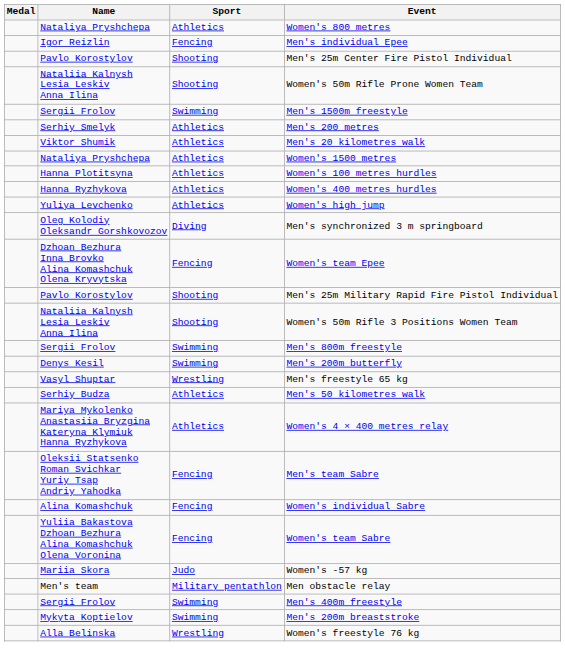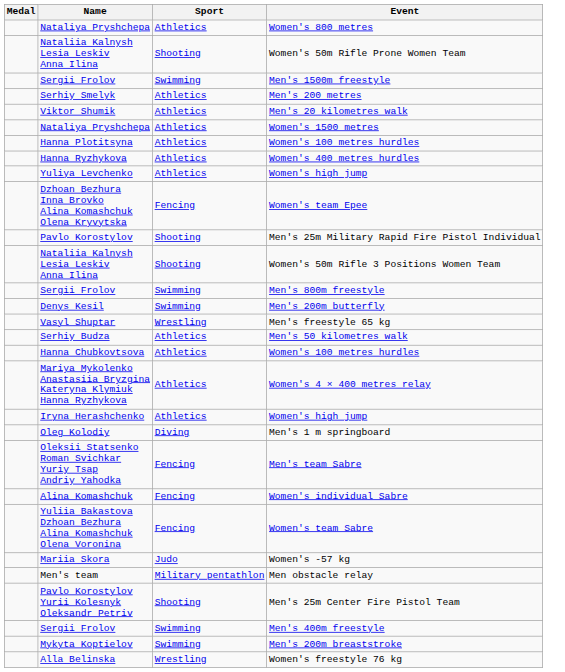- row: (75, 44)
- row: (86, 59)
- row: (104, 226)
+ row: (92, 353)
+ row: (92, 417)
+ row: (75, 433)
+ row: (86, 602)
